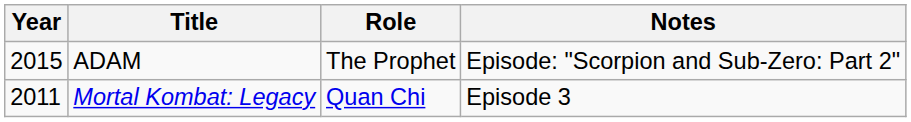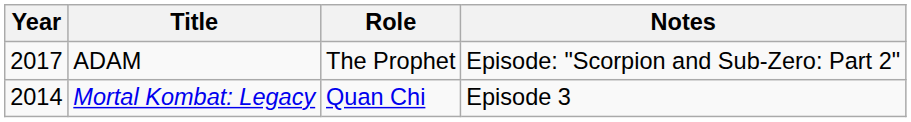(36, 60) 2015 -> (36, 60) 2017
(35, 97) 2011 -> (36, 97) 2014
